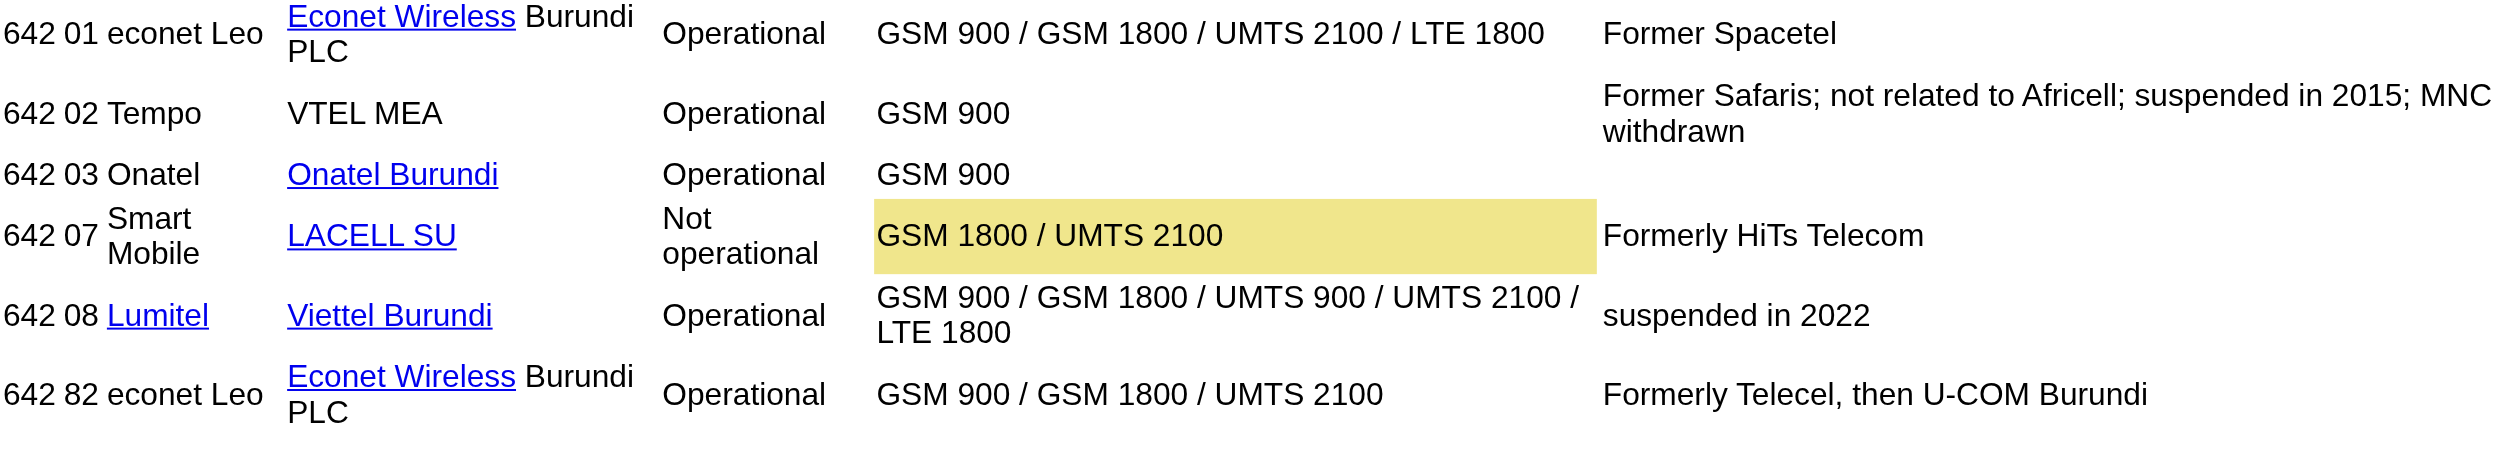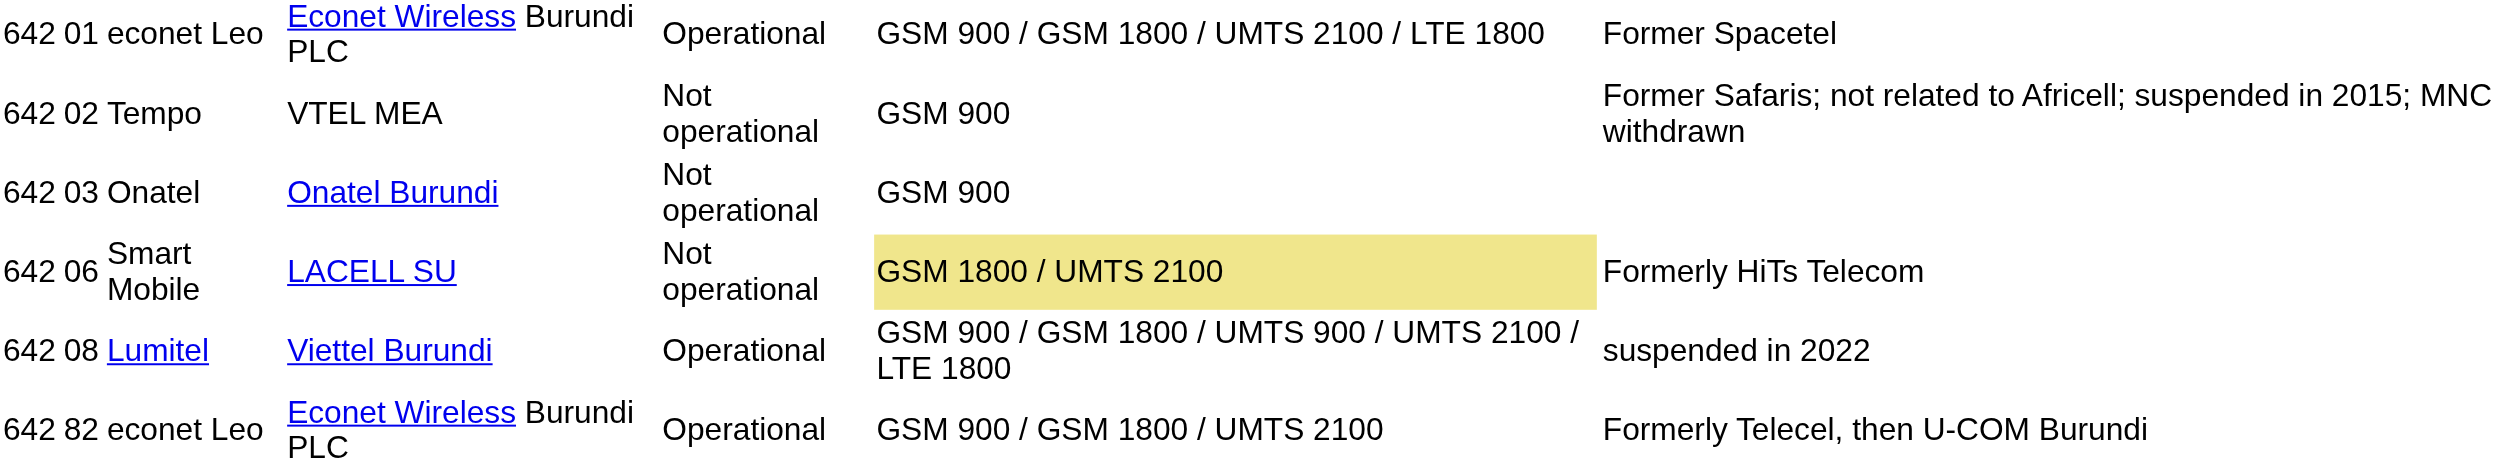(744, 113) Operational -> (741, 113) Not operational
(744, 174) Operational -> (741, 192) Not operational
(81, 236) 07 -> (81, 271) 06
